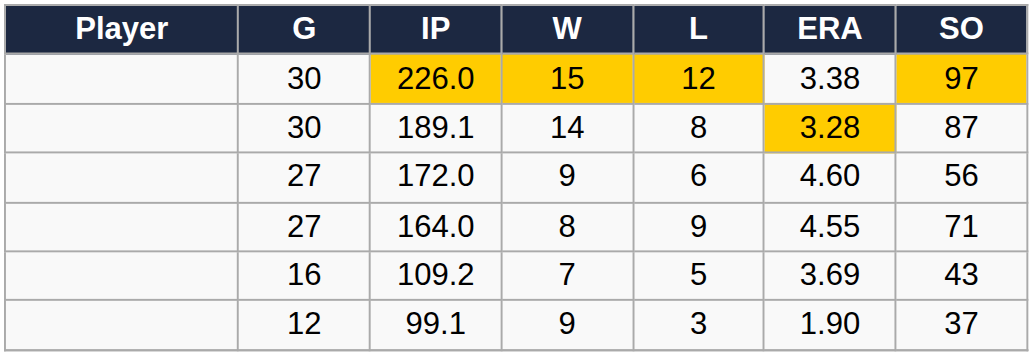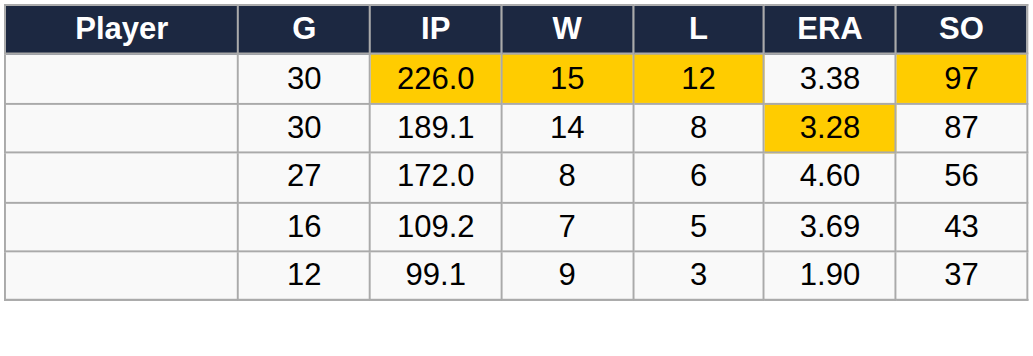(567, 176) 9 -> (567, 176) 8
- row: (436, 226)
